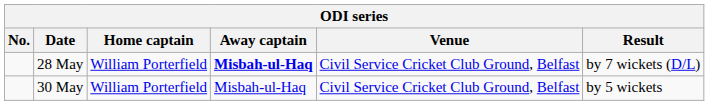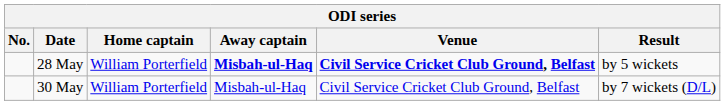(449, 64) normal -> (457, 64) bold
(643, 64) by 7 wickets (D/L) -> (640, 64) by 5 wickets
(624, 87) by 5 wickets -> (659, 87) by 7 wickets (D/L)
